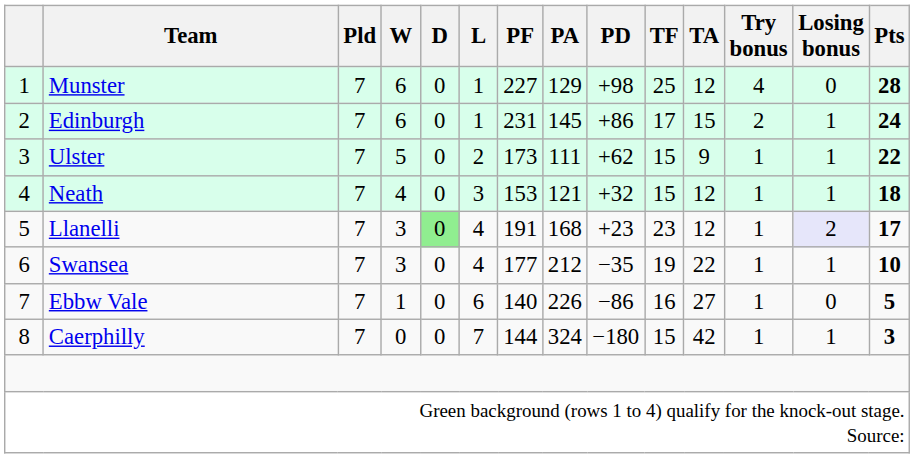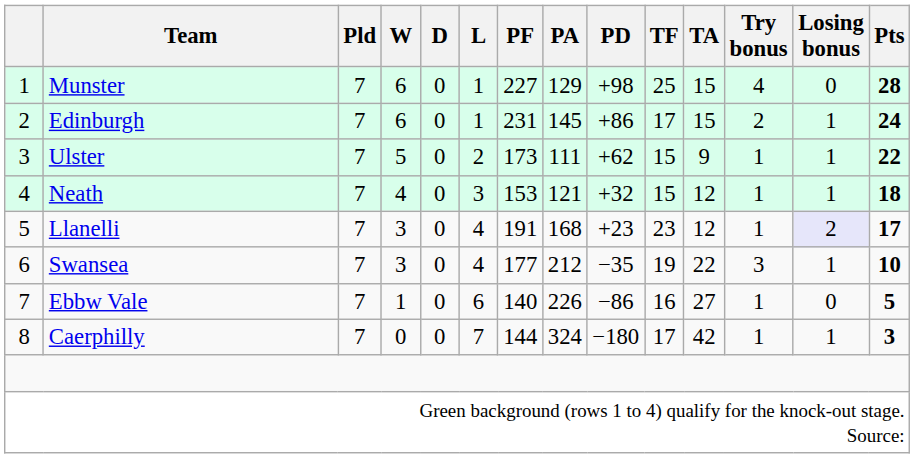(704, 84) 12 -> (704, 84) 15
(440, 228) lightgreen background -> (440, 228) no background
(759, 264) 1 -> (759, 264) 3
(664, 337) 15 -> (664, 337) 17
